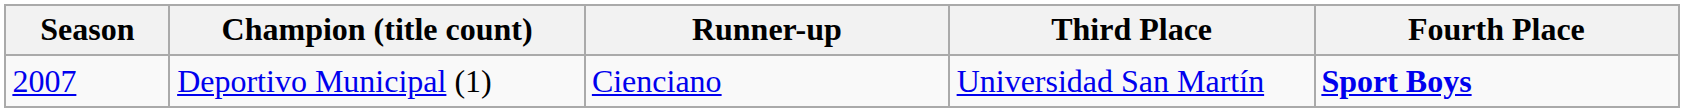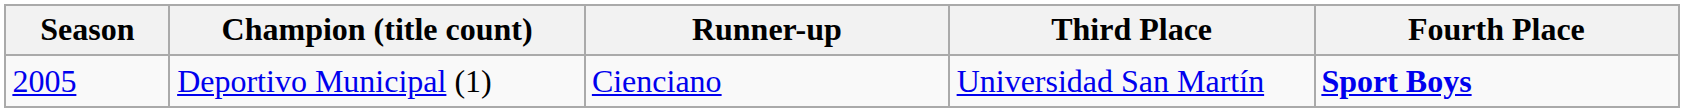(44, 80) 2007 -> (44, 80) 2005
